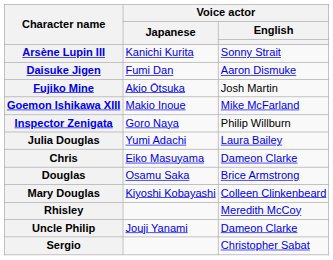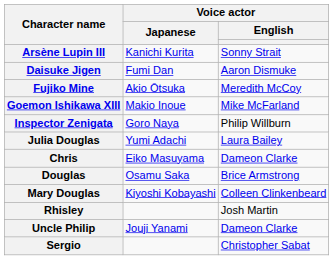(249, 88) Josh Martin -> (261, 88) Meredith McCoy
(261, 210) Meredith McCoy -> (249, 210) Josh Martin
